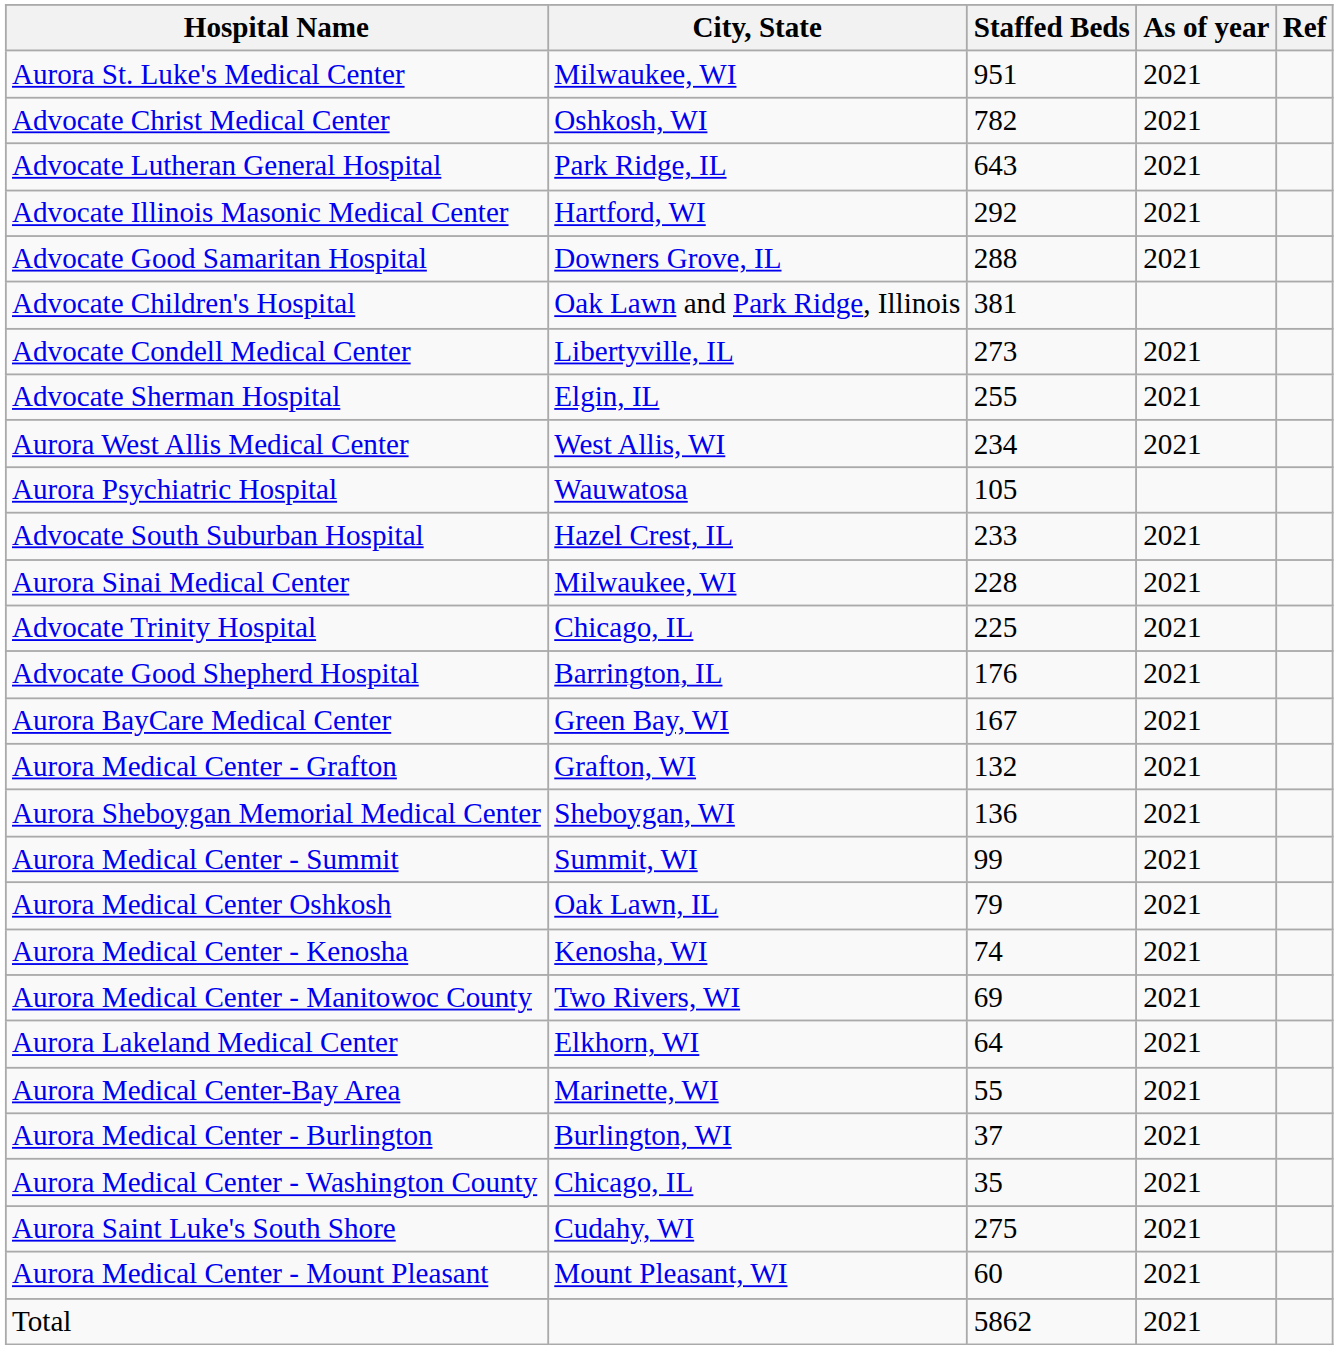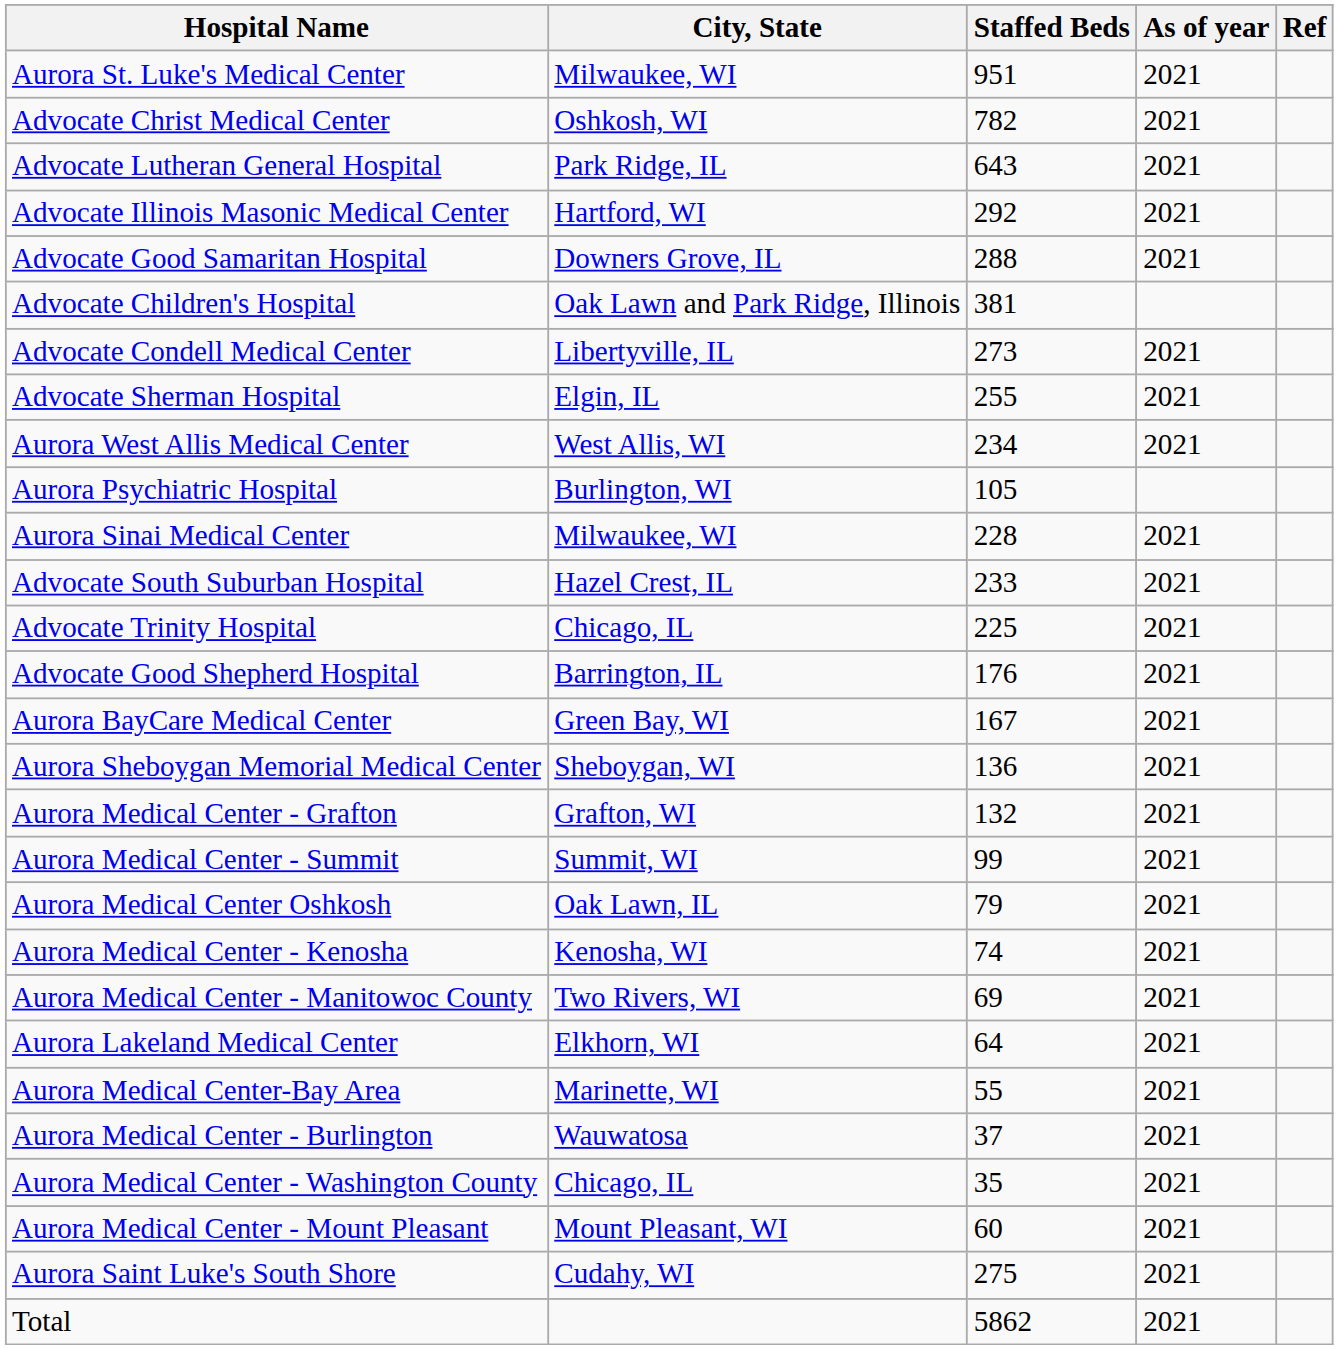(621, 489) Wauwatosa -> (643, 489) Burlington, WI
rows swapped: (218, 535) <-> (181, 581)
rows swapped: (276, 812) <-> (204, 766)
(643, 1135) Burlington, WI -> (621, 1135) Wauwatosa
rows swapped: (250, 1274) <-> (204, 1228)
